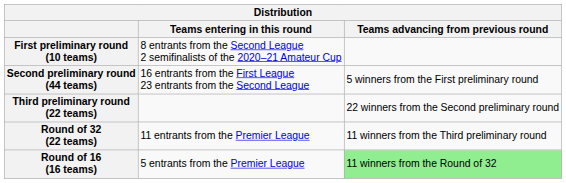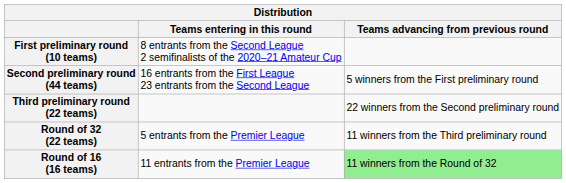(225, 136) 11 entrants from the Premier League -> (222, 136) 5 entrants from the Premier League
(222, 164) 5 entrants from the Premier League -> (225, 164) 11 entrants from the Premier League
